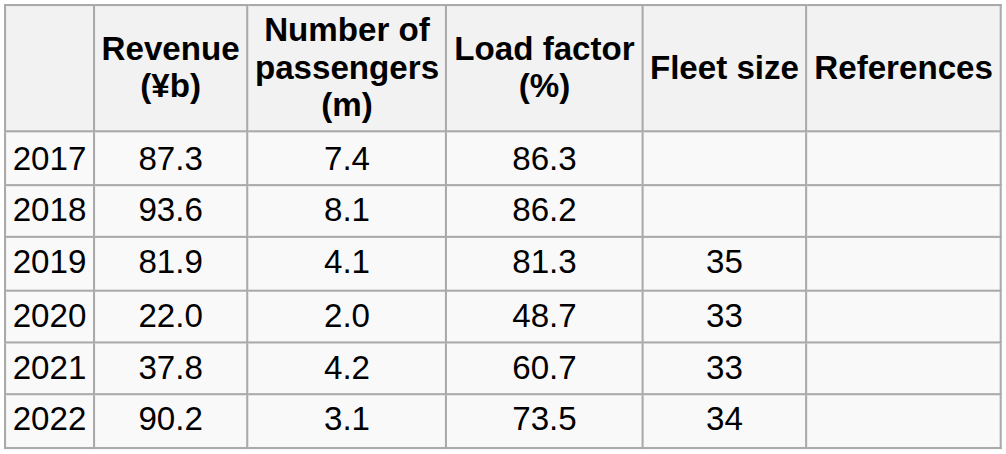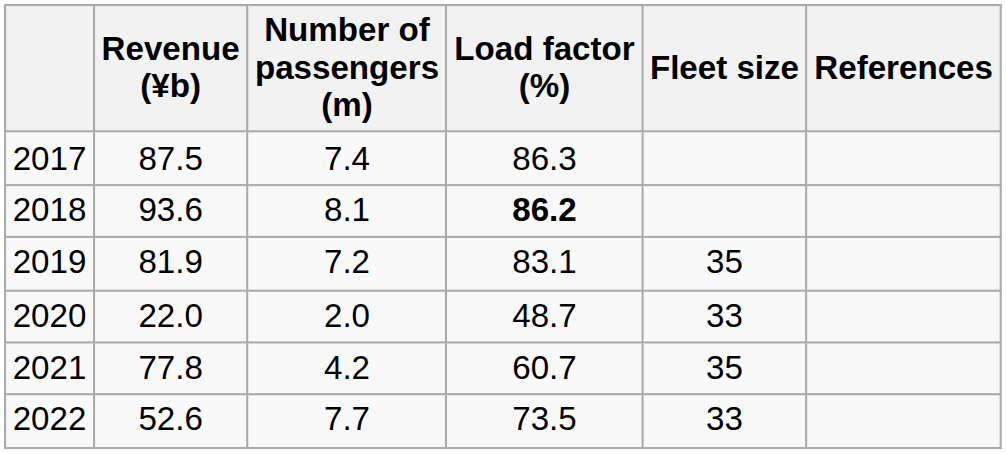(171, 157) 87.3 -> (171, 157) 87.5
(544, 210) normal -> (544, 210) bold
(347, 262) 4.1 -> (347, 262) 7.2
(544, 262) 81.3 -> (544, 262) 83.1
(171, 367) 37.8 -> (171, 367) 77.8
(724, 367) 33 -> (724, 367) 35
(171, 420) 90.2 -> (171, 420) 52.6
(347, 420) 3.1 -> (347, 420) 7.7
(724, 420) 34 -> (724, 420) 33
